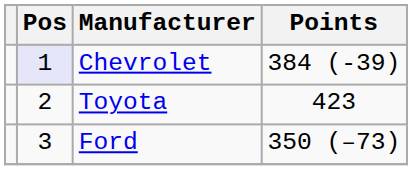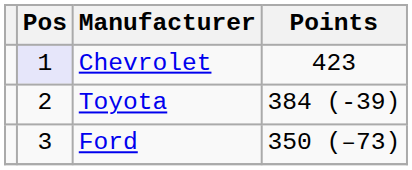(334, 65) 384 (-39) -> (334, 65) 423
(334, 105) 423 -> (334, 105) 384 (-39)
